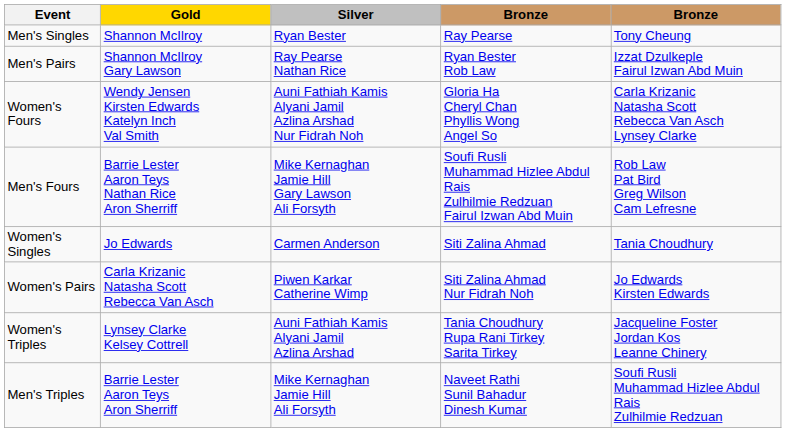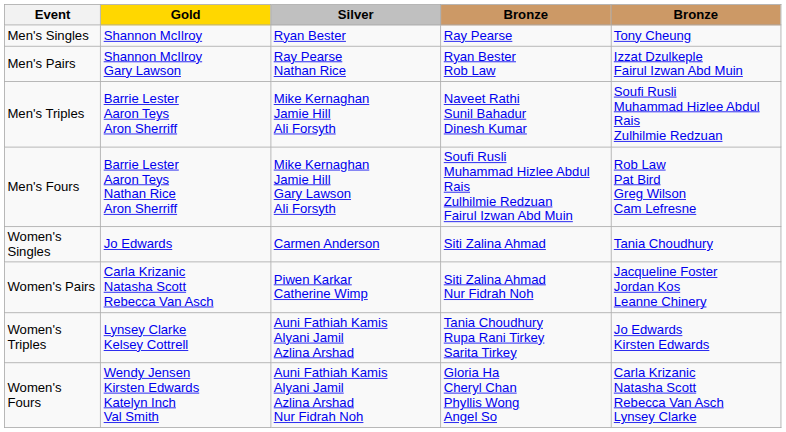rows swapped: (46, 395) <-> (34, 114)
(662, 287) Jo Edwards Kirsten Edwards -> (666, 287) Jacqueline Foster Jordan Kos Leanne Chinery
(666, 337) Jacqueline Foster Jordan Kos Leanne Chinery -> (662, 337) Jo Edwards Kirsten Edwards
